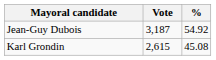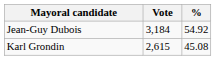(158, 30) 3,187 -> (158, 30) 3,184
